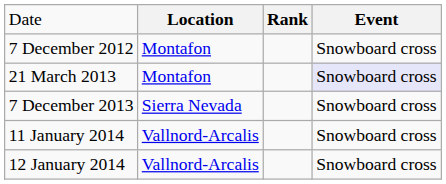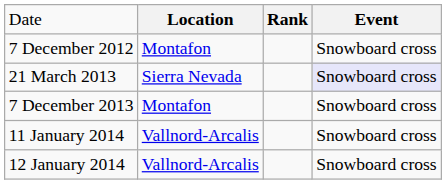(176, 77) Montafon -> (192, 77) Sierra Nevada
(192, 106) Sierra Nevada -> (176, 106) Montafon
